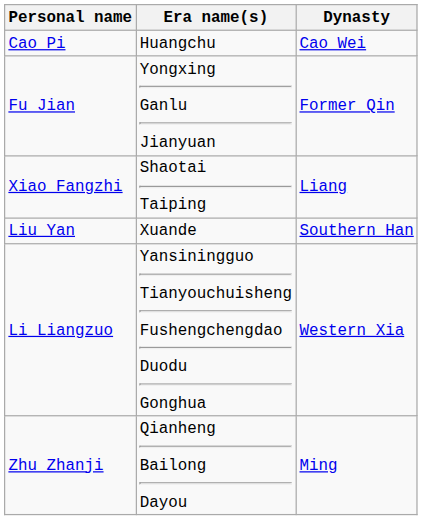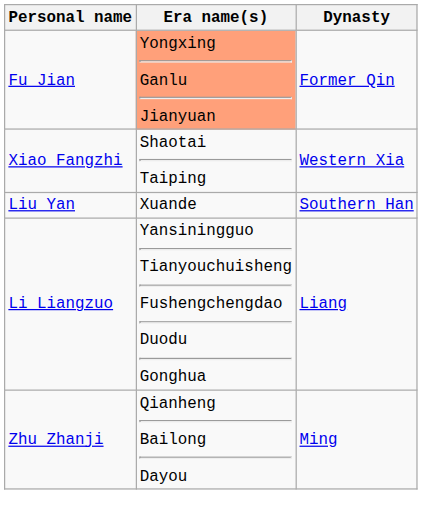- row: (37, 43)
(216, 106) no background -> (216, 80) lightsalmon background
(323, 187) Liang -> (352, 161) Western Xia
(352, 330) Western Xia -> (323, 304) Liang
